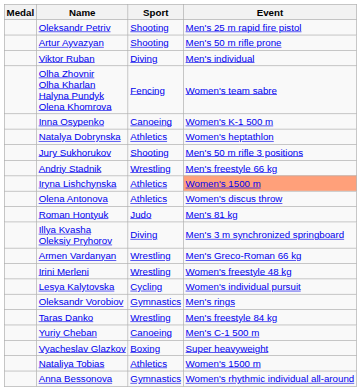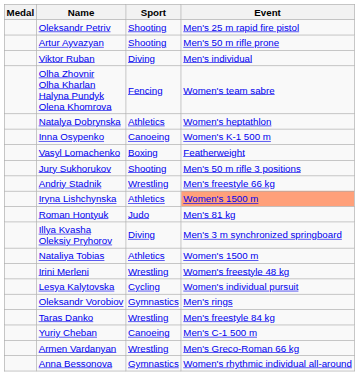rows swapped: (80, 137) <-> (71, 122)
+ row: (79, 153)
- row: (73, 199)
rows swapped: (77, 256) <-> (72, 364)
- row: (82, 348)
